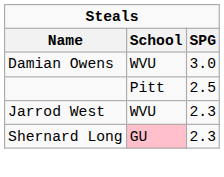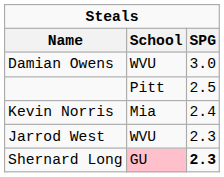+ row: (61, 112)
(203, 136) normal -> (203, 160) bold
